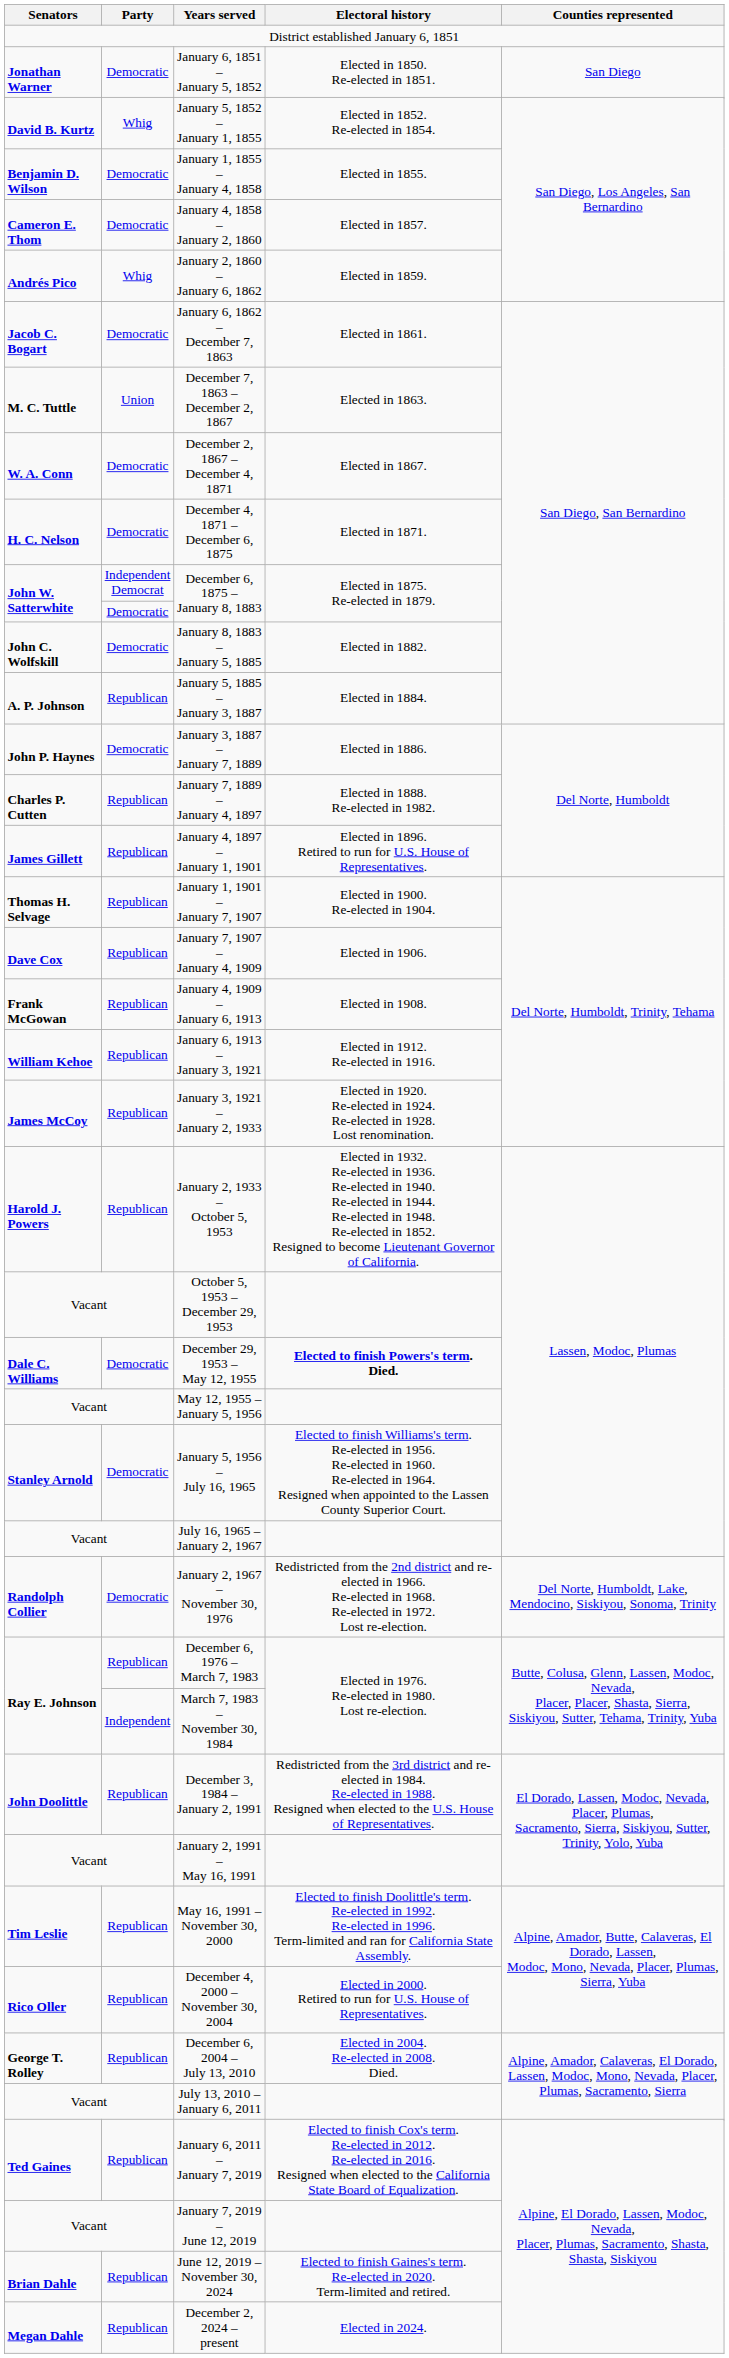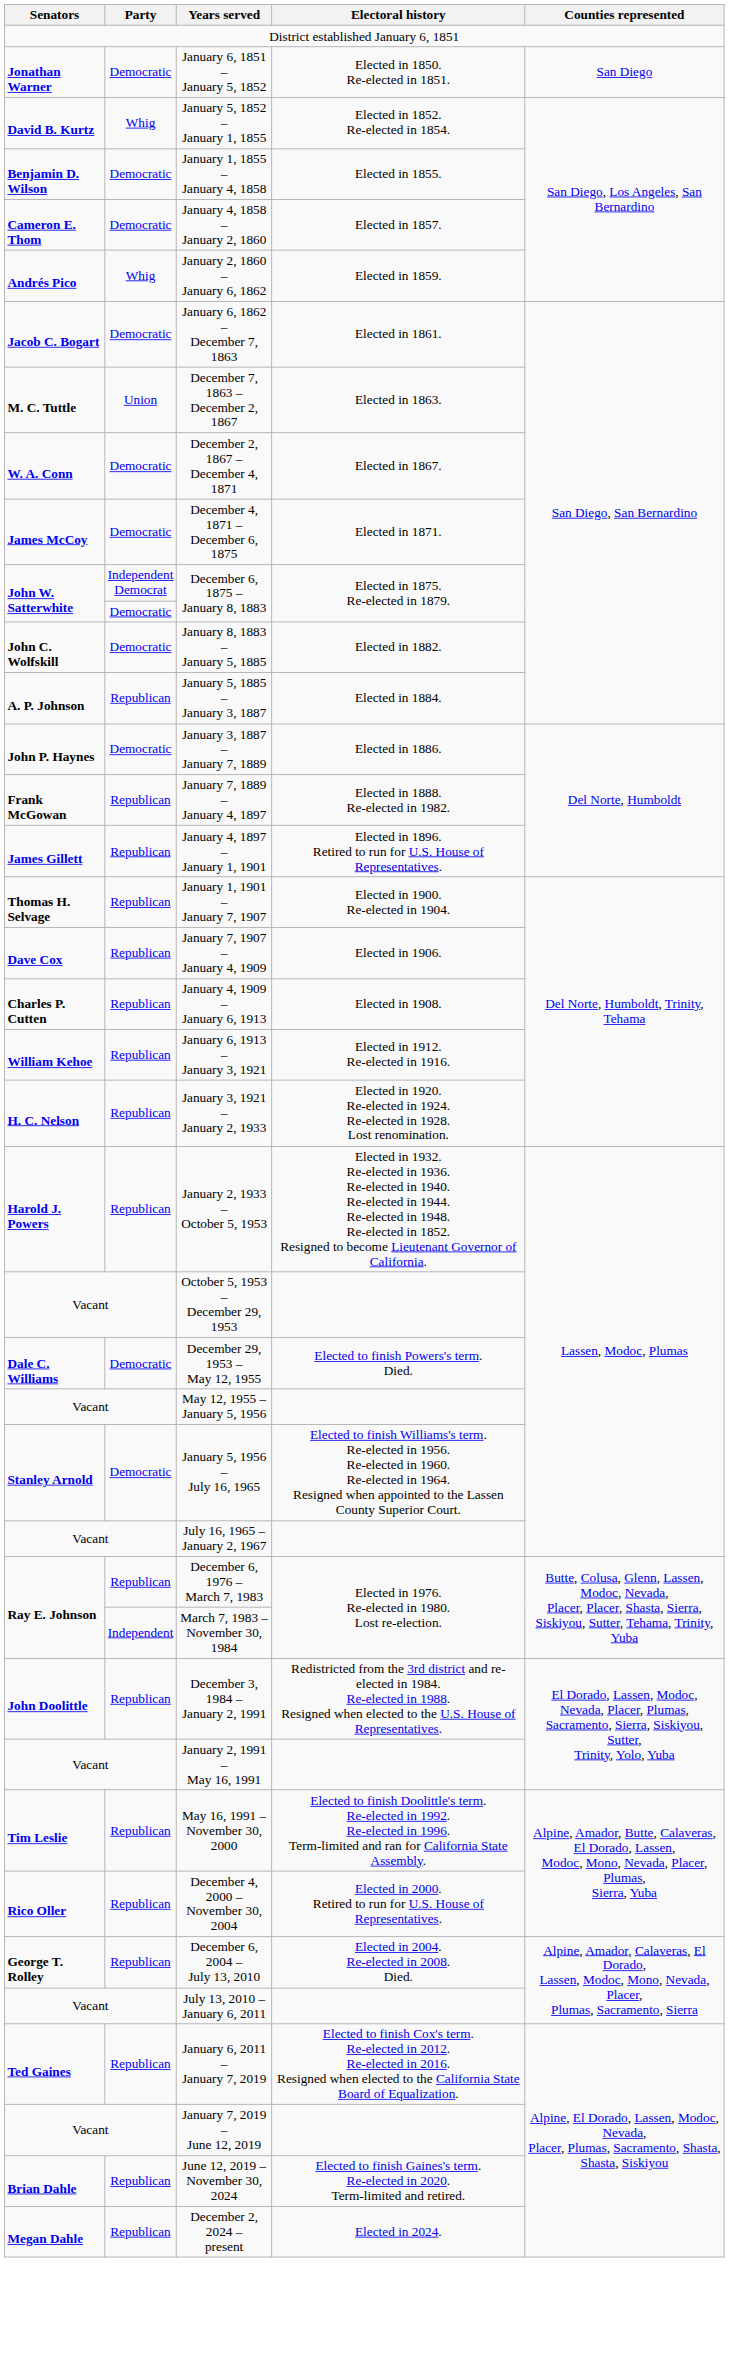(43, 539) H. C. Nelson -> (47, 539) James McCoy
(36, 807) Charles P. Cutten -> (37, 807) Frank McGowan
(37, 1011) Frank McGowan -> (36, 1011) Charles P. Cutten
(47, 1120) James McCoy -> (43, 1120) H. C. Nelson
(383, 1363) bold -> (398, 1363) normal
- row: (138, 1596)
